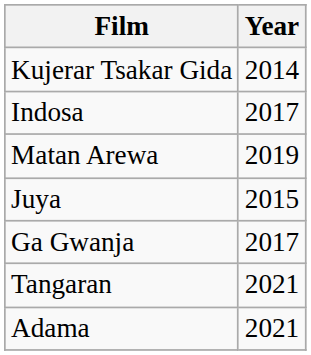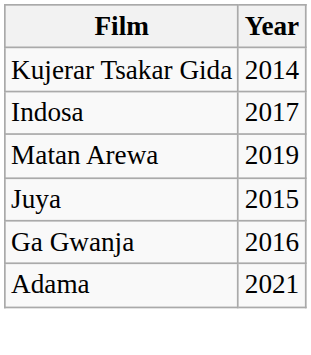(272, 241) 2017 -> (272, 241) 2016
- row: (62, 284)
